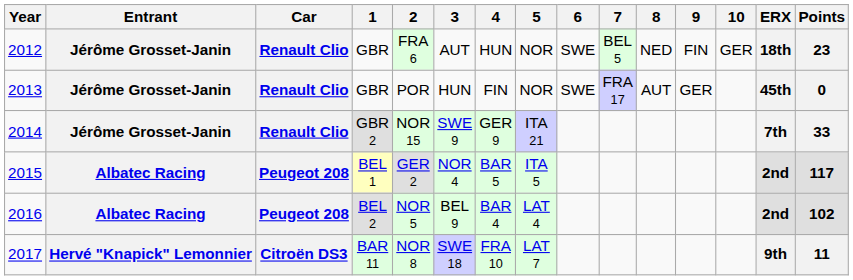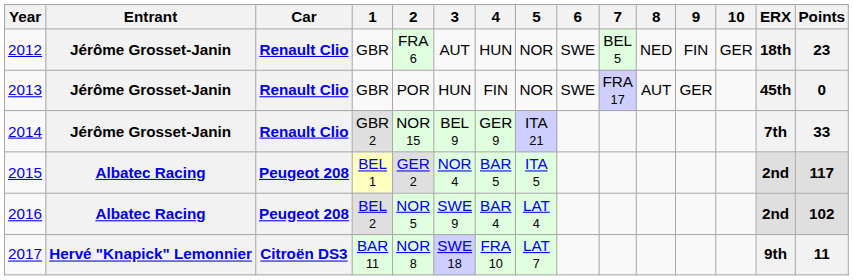(455, 132) SWE 9 -> (455, 132) BEL 9
(455, 214) BEL 9 -> (455, 214) SWE 9
